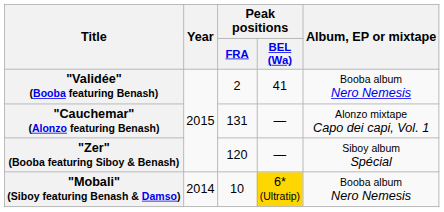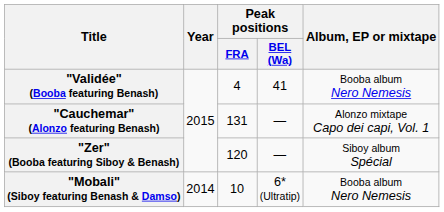(237, 86) 2 -> (237, 86) 4
(280, 189) gold background -> (280, 189) no background
